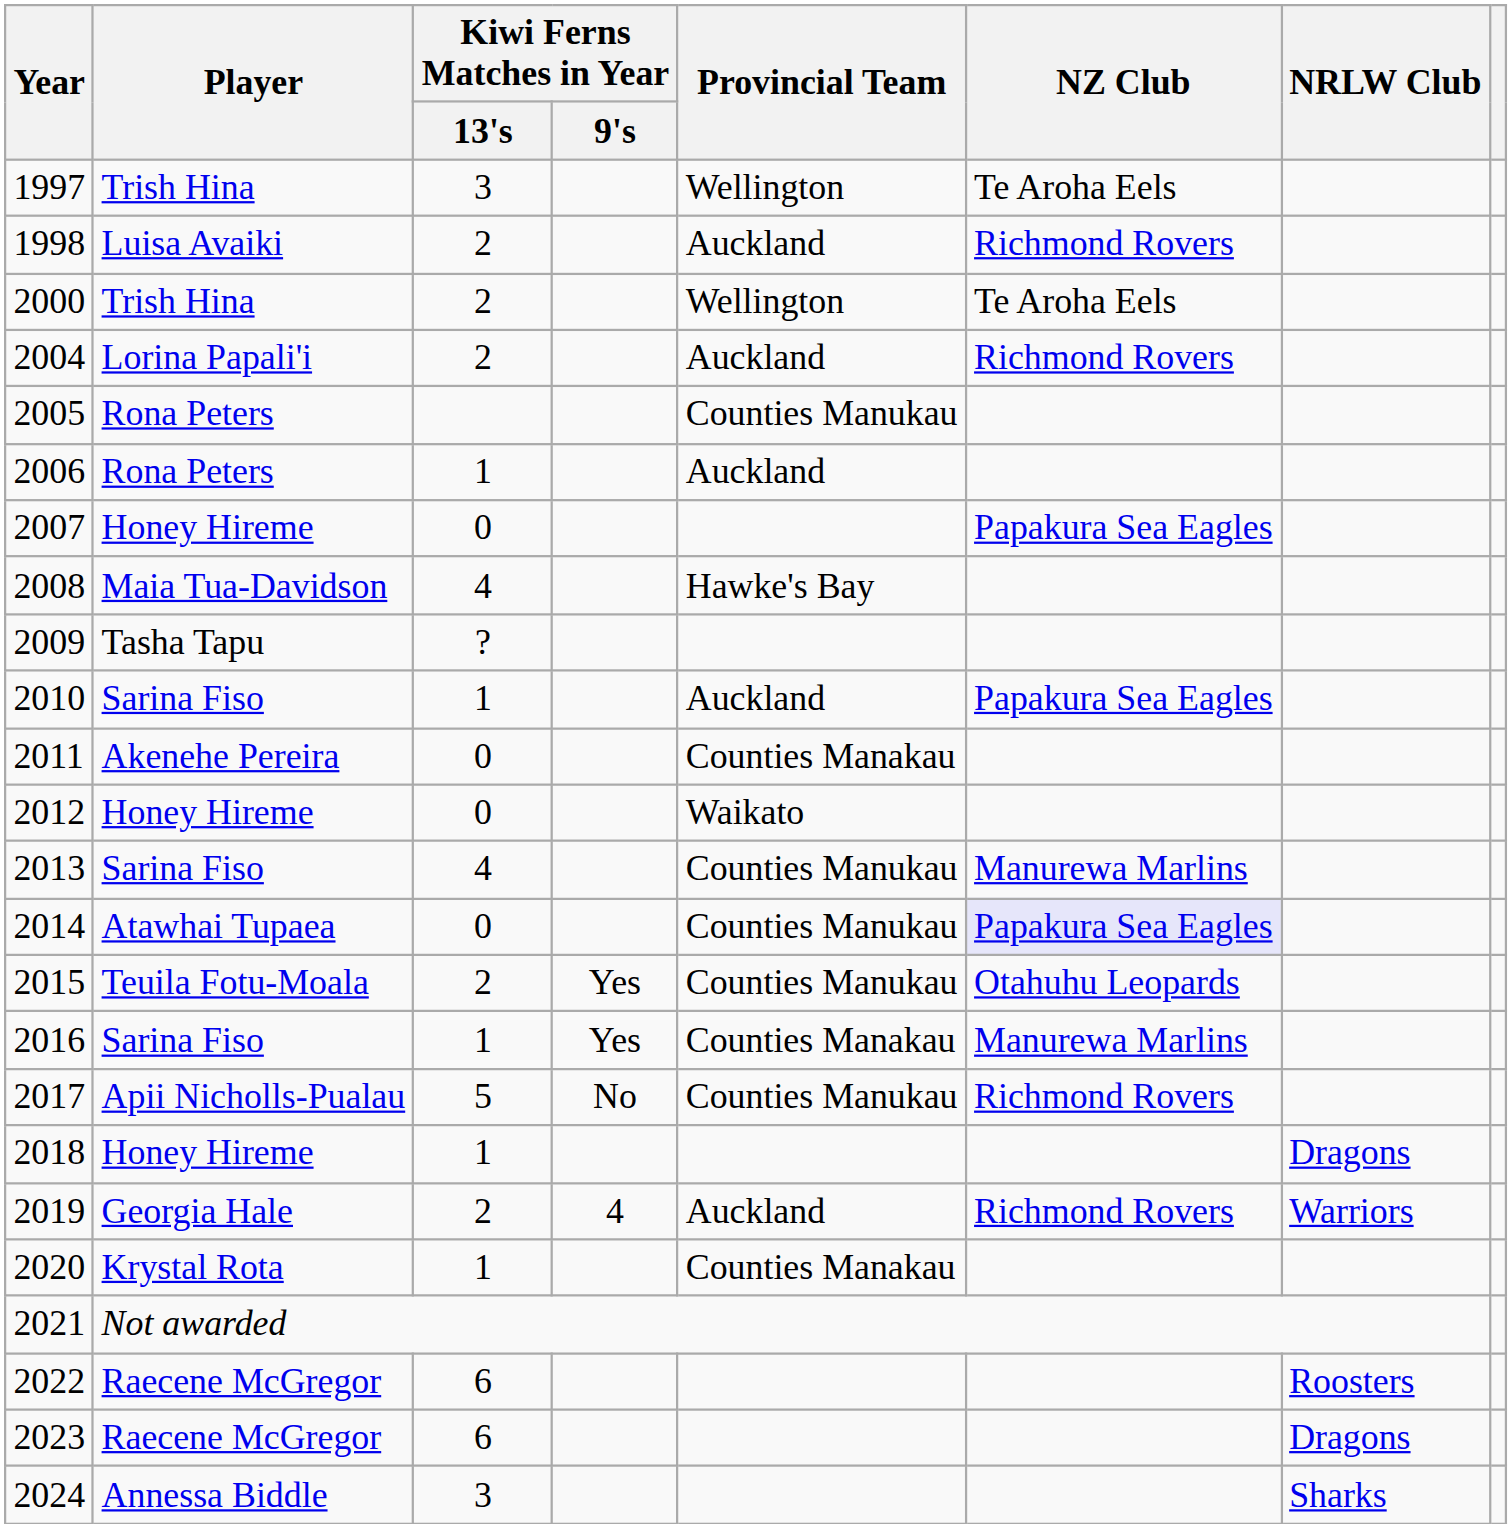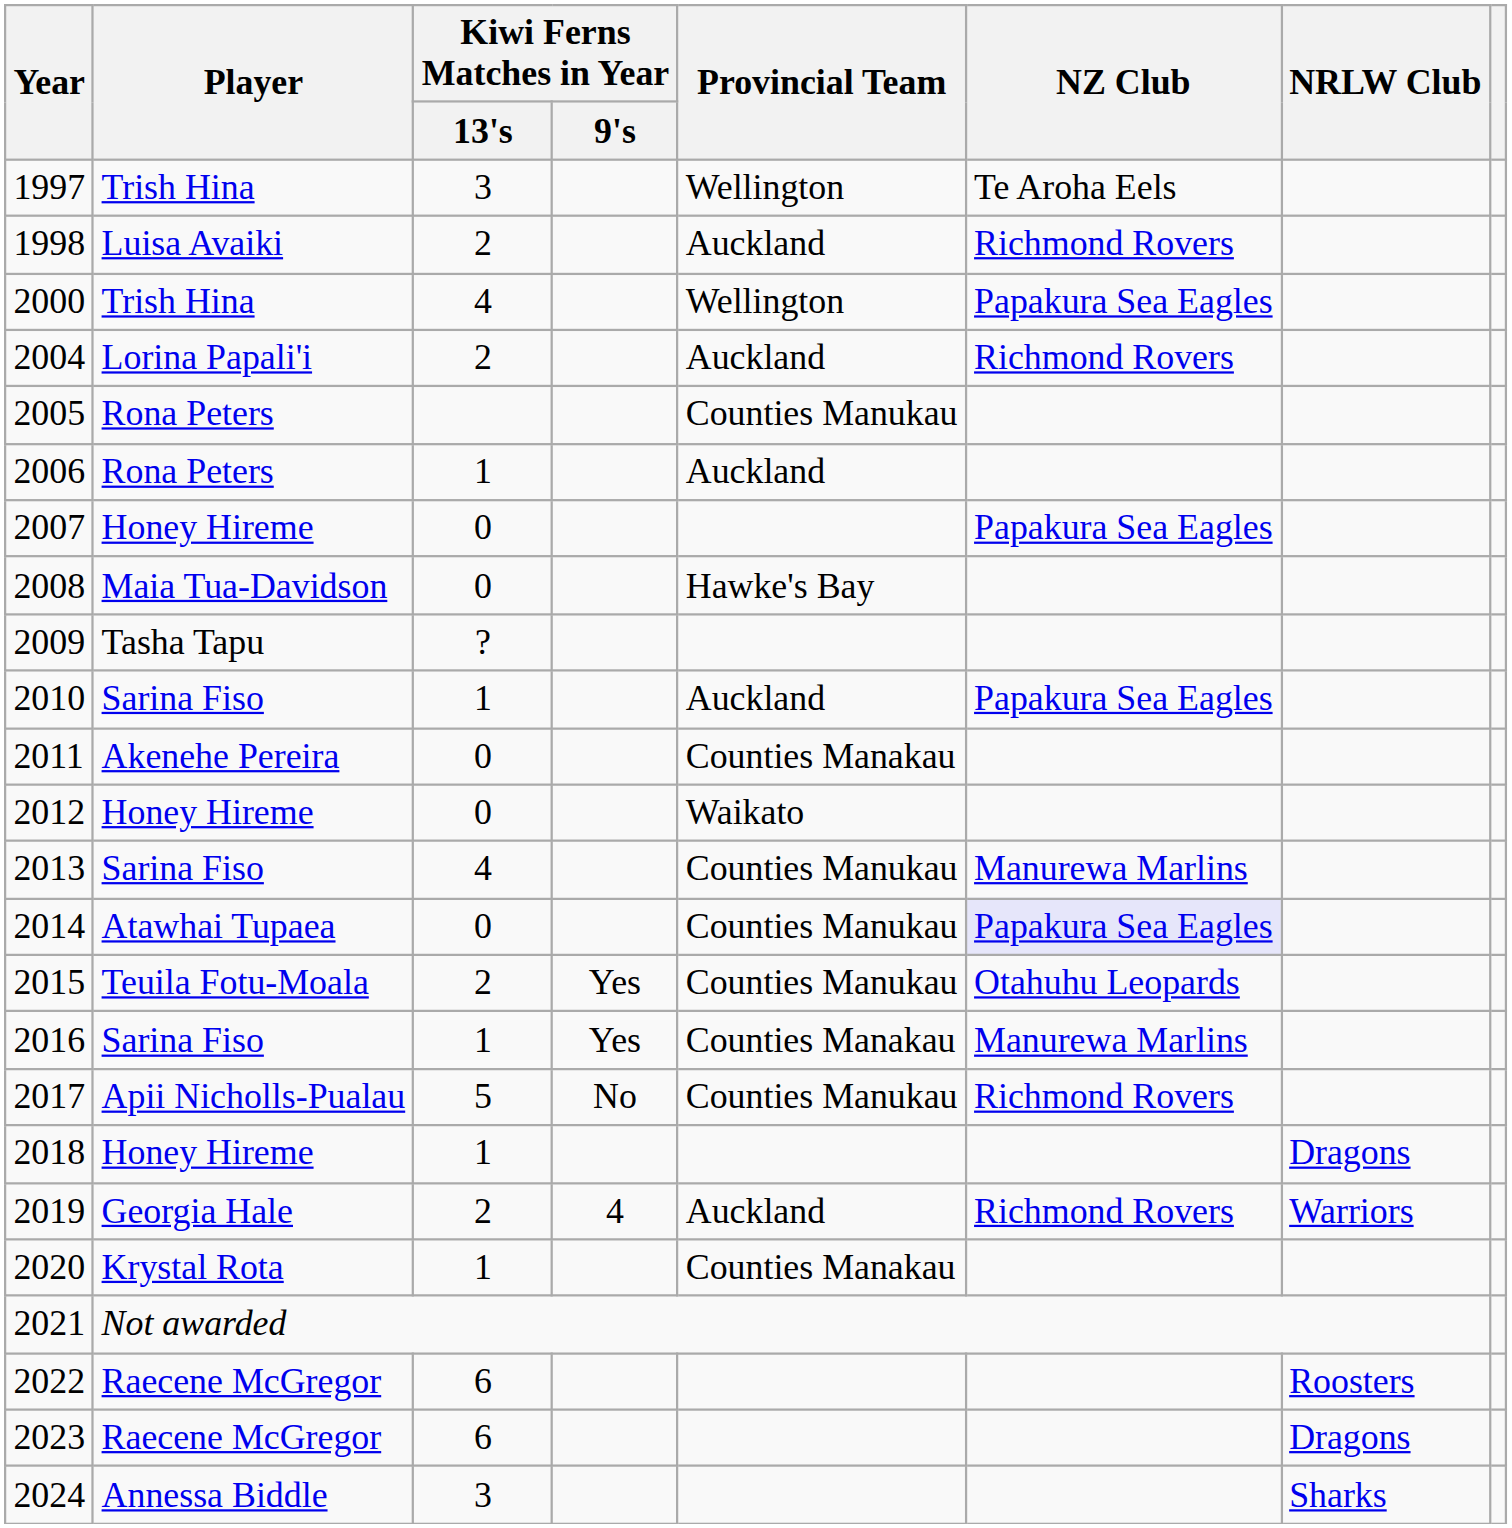(483, 300) 2 -> (483, 300) 4
(1075, 300) Te Aroha Eels -> (1123, 300) Papakura Sea Eagles
(483, 584) 4 -> (483, 584) 0
